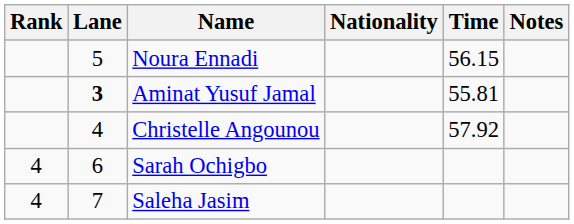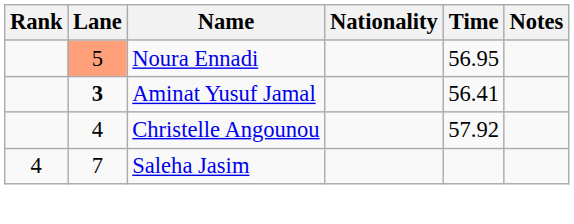(97, 58) no background -> (97, 58) lightsalmon background
(474, 58) 56.15 -> (474, 58) 56.95
(474, 93) 55.81 -> (474, 93) 56.41
- row: (200, 165)
